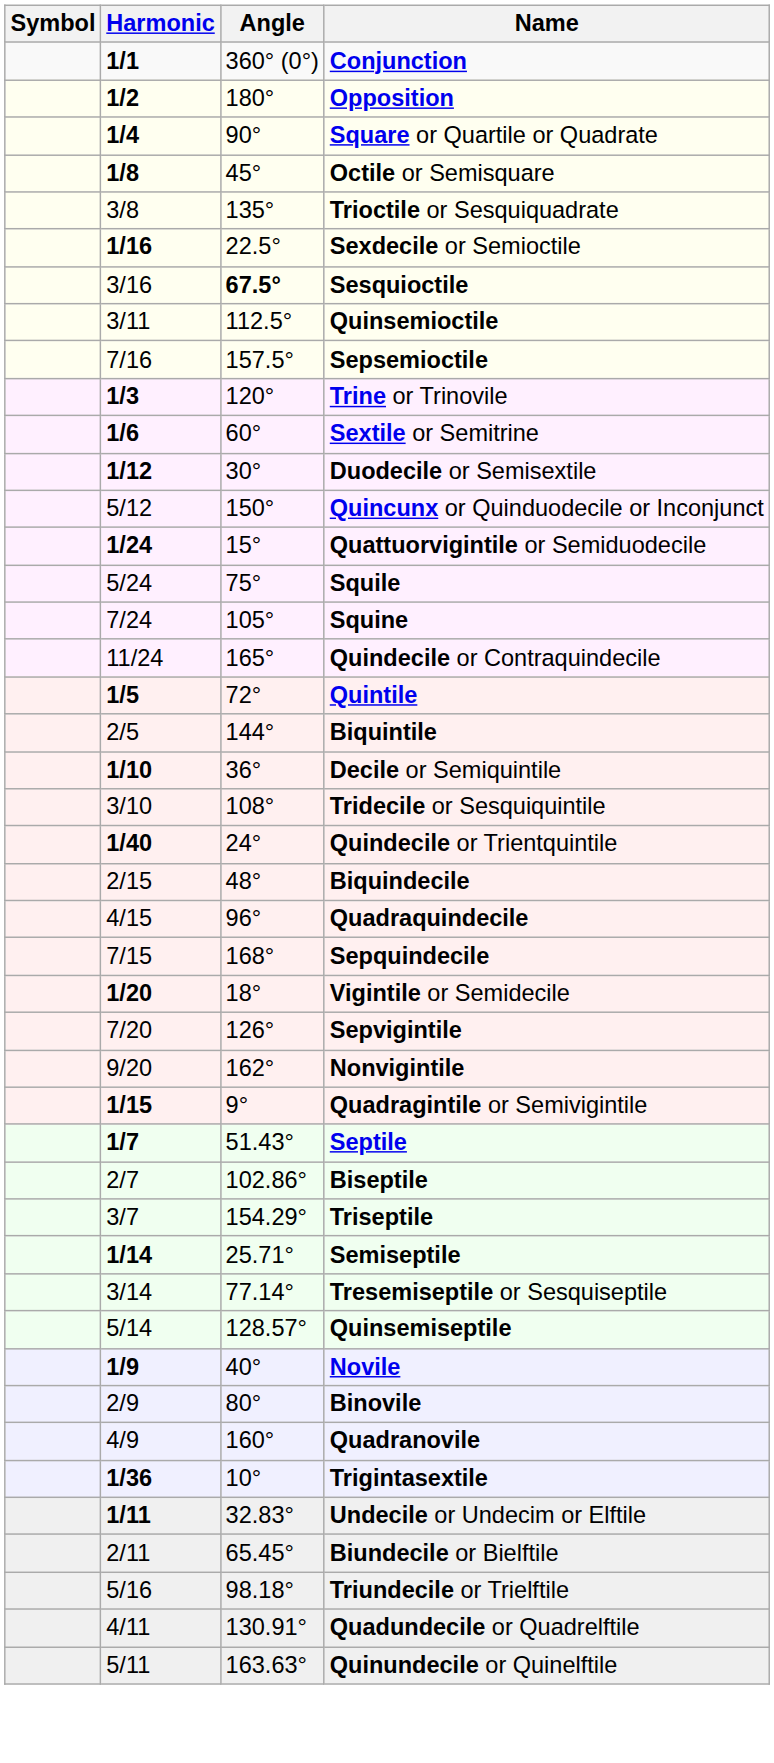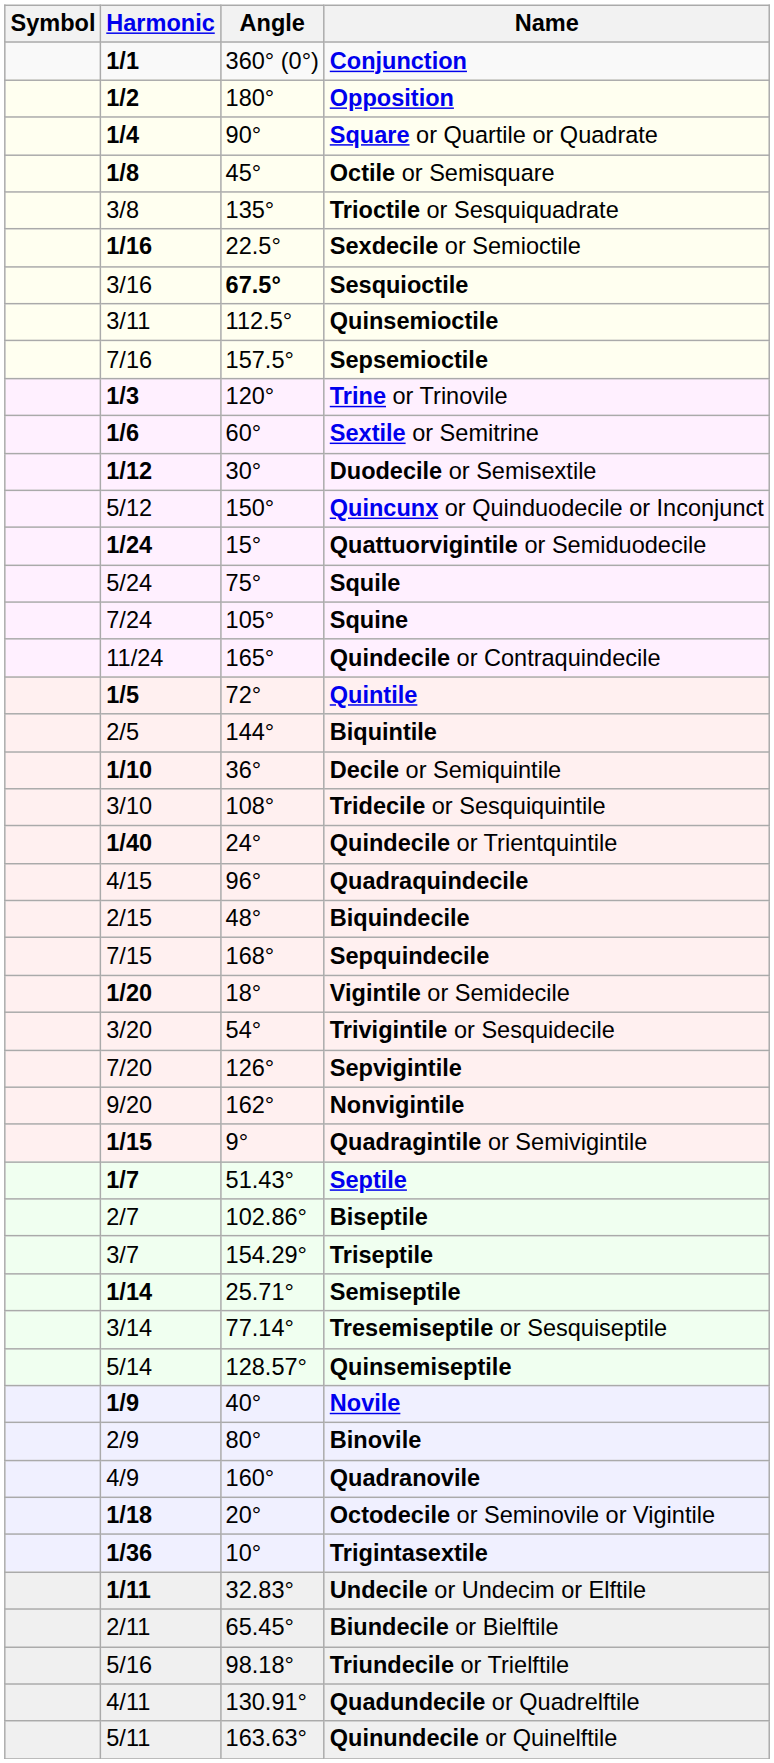rows swapped: (400, 881) <-> (429, 918)
+ row: (472, 1030)
+ row: (522, 1515)
